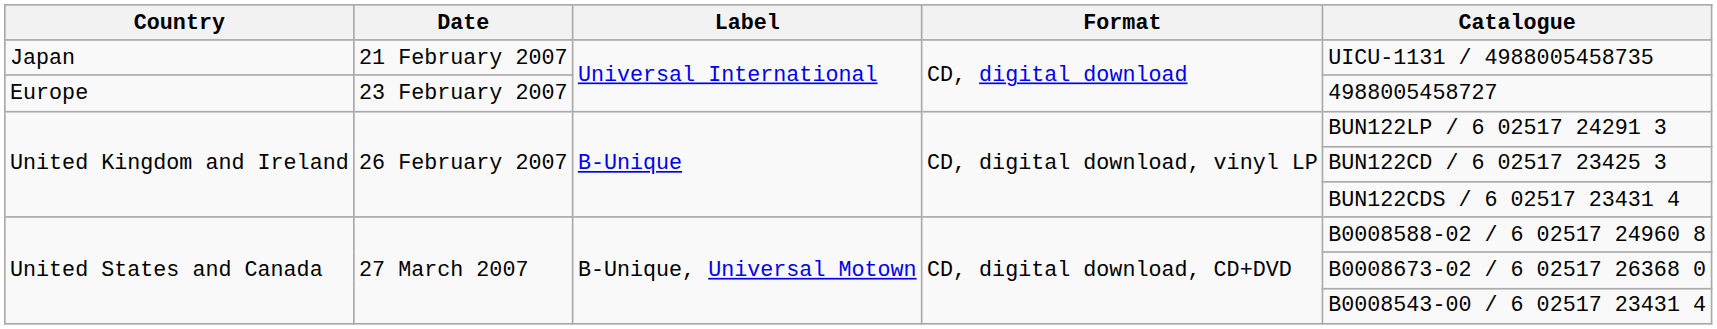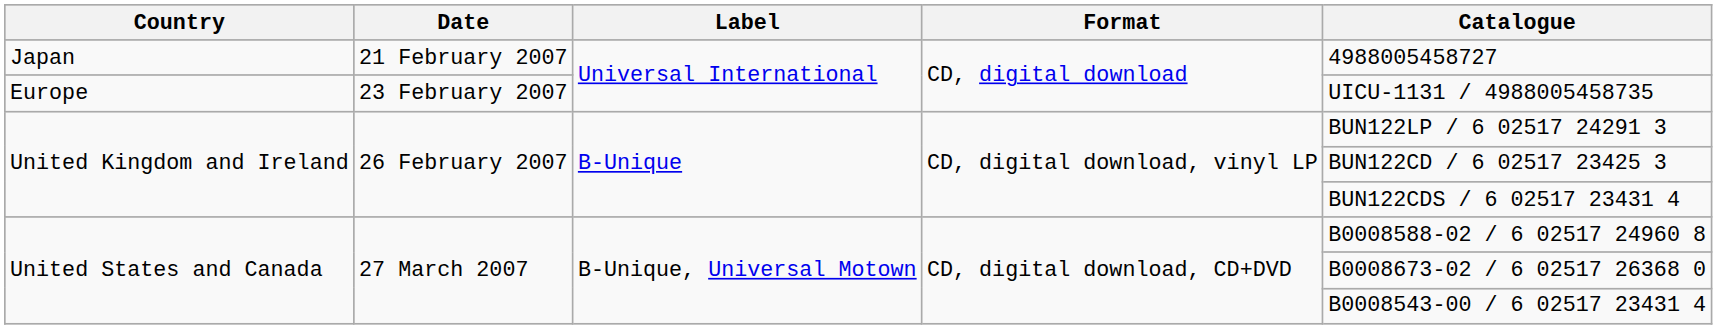(1491, 58) UICU-1131 / 4988005458735 -> (1413, 58) 4988005458727
(1413, 93) 4988005458727 -> (1491, 93) UICU-1131 / 4988005458735
